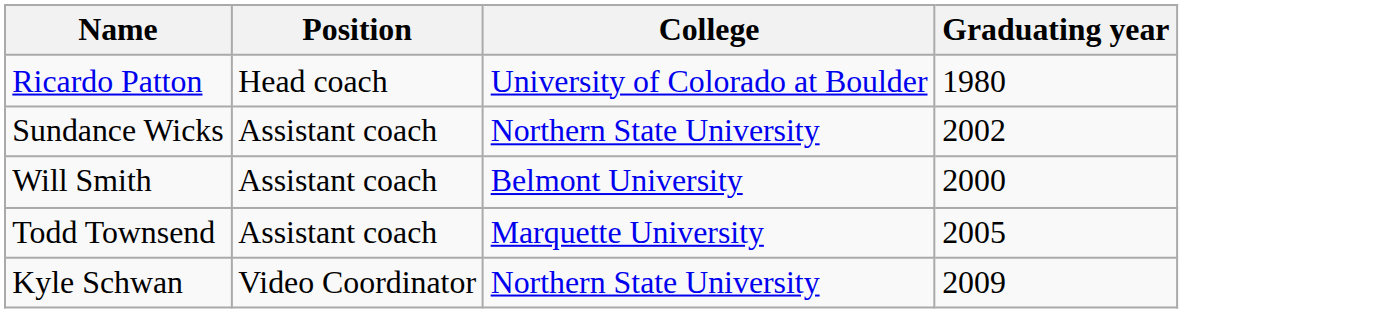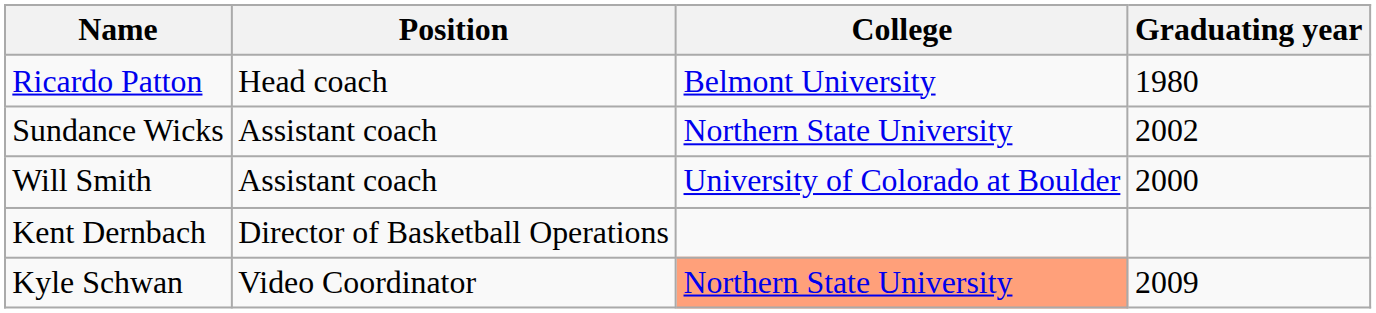(709, 80) University of Colorado at Boulder -> (810, 80) Belmont University
(617, 181) Belmont University -> (902, 181) University of Colorado at Boulder
- row: (114, 231)
+ row: (109, 231)
(655, 282) no background -> (848, 282) lightsalmon background
